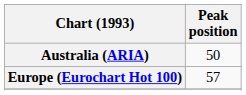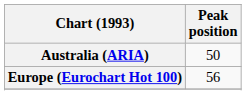(213, 77) 57 -> (213, 77) 56
